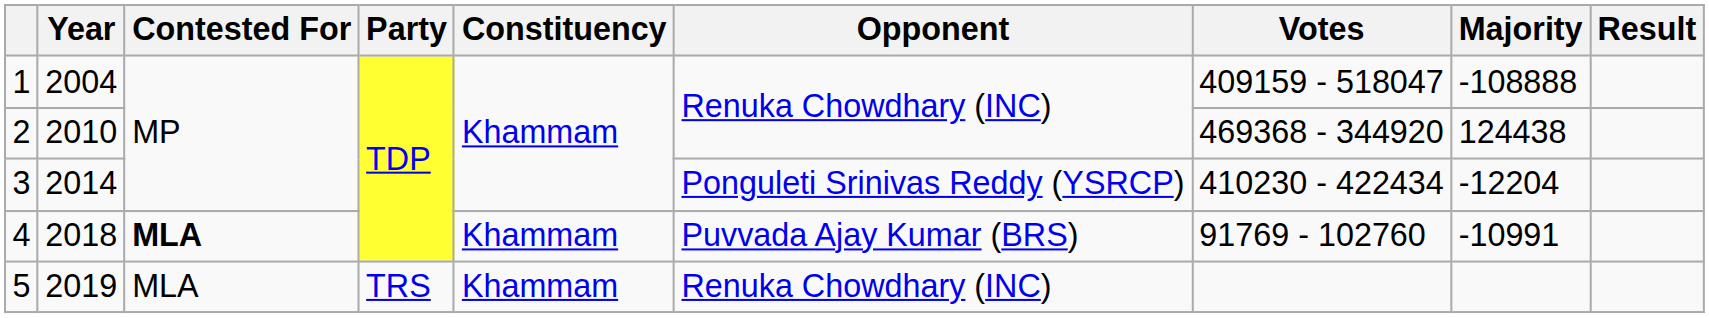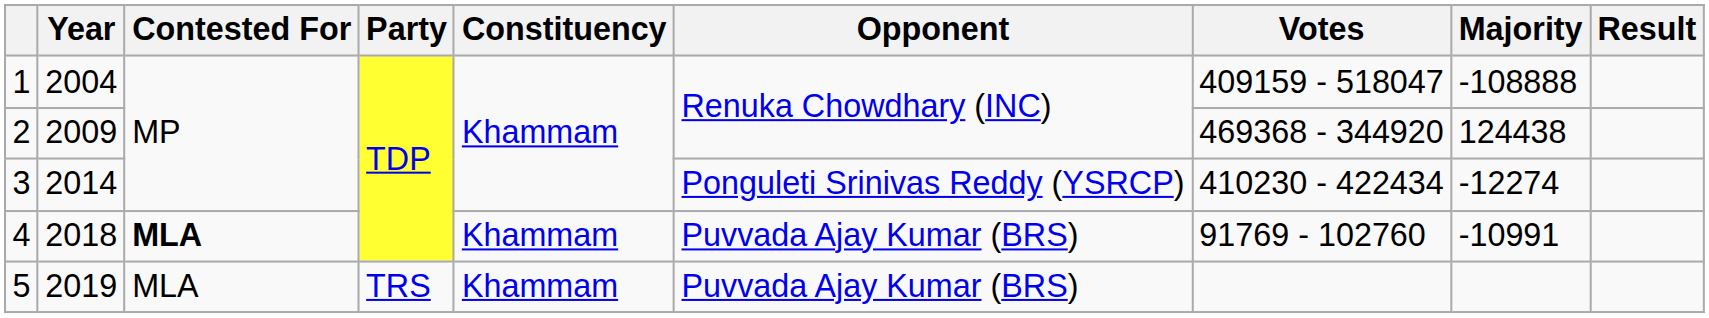(81, 132) 2010 -> (81, 132) 2009
(1509, 183) -12204 -> (1509, 183) -12274
(867, 286) Renuka Chowdhary (INC) -> (880, 286) Puvvada Ajay Kumar (BRS)
